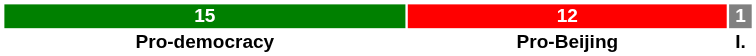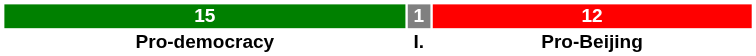columns swapped: (741, 16) <-> (567, 16)
